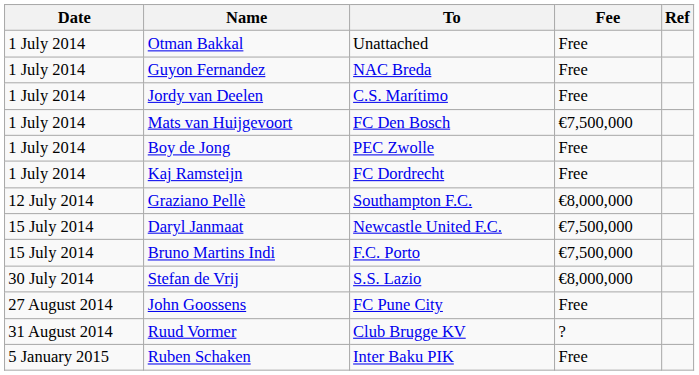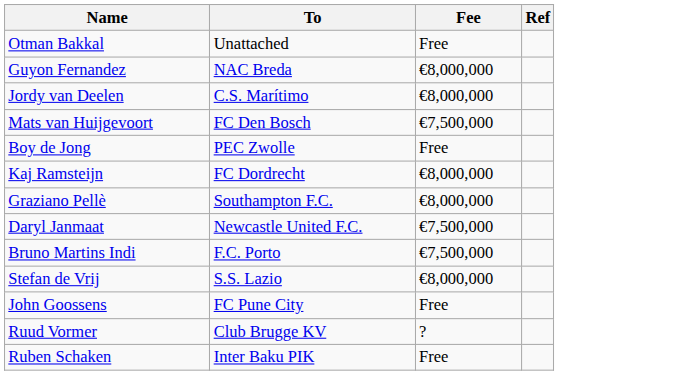- column: (74, 17)
(573, 69) Free -> (456, 69) €8,000,000
(573, 95) Free -> (456, 95) €8,000,000
(573, 174) Free -> (456, 174) €8,000,000
